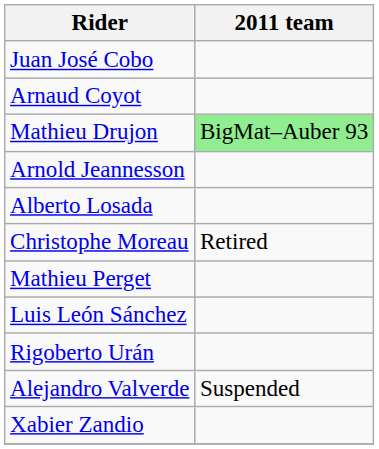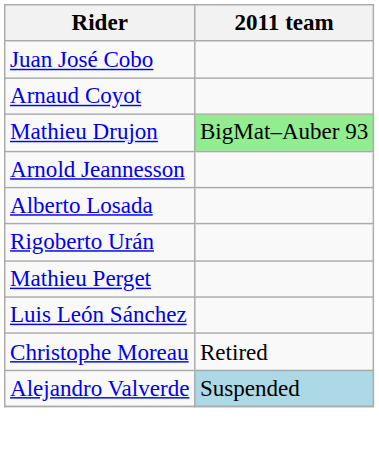rows swapped: (99, 242) <-> (82, 351)
(250, 388) no background -> (250, 388) lightblue background
- row: (77, 424)
